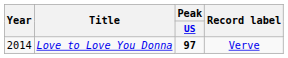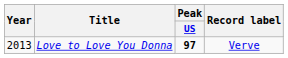(19, 45) 2014 -> (19, 45) 2013
